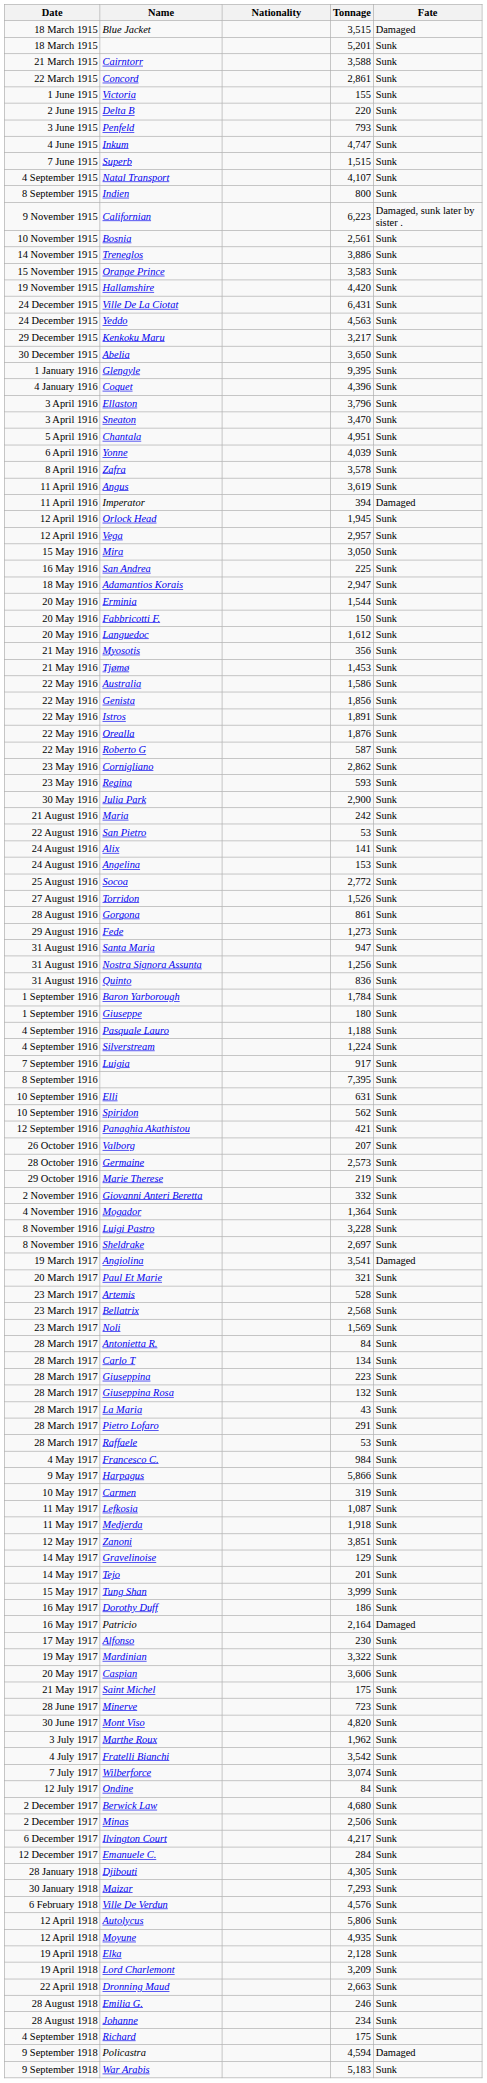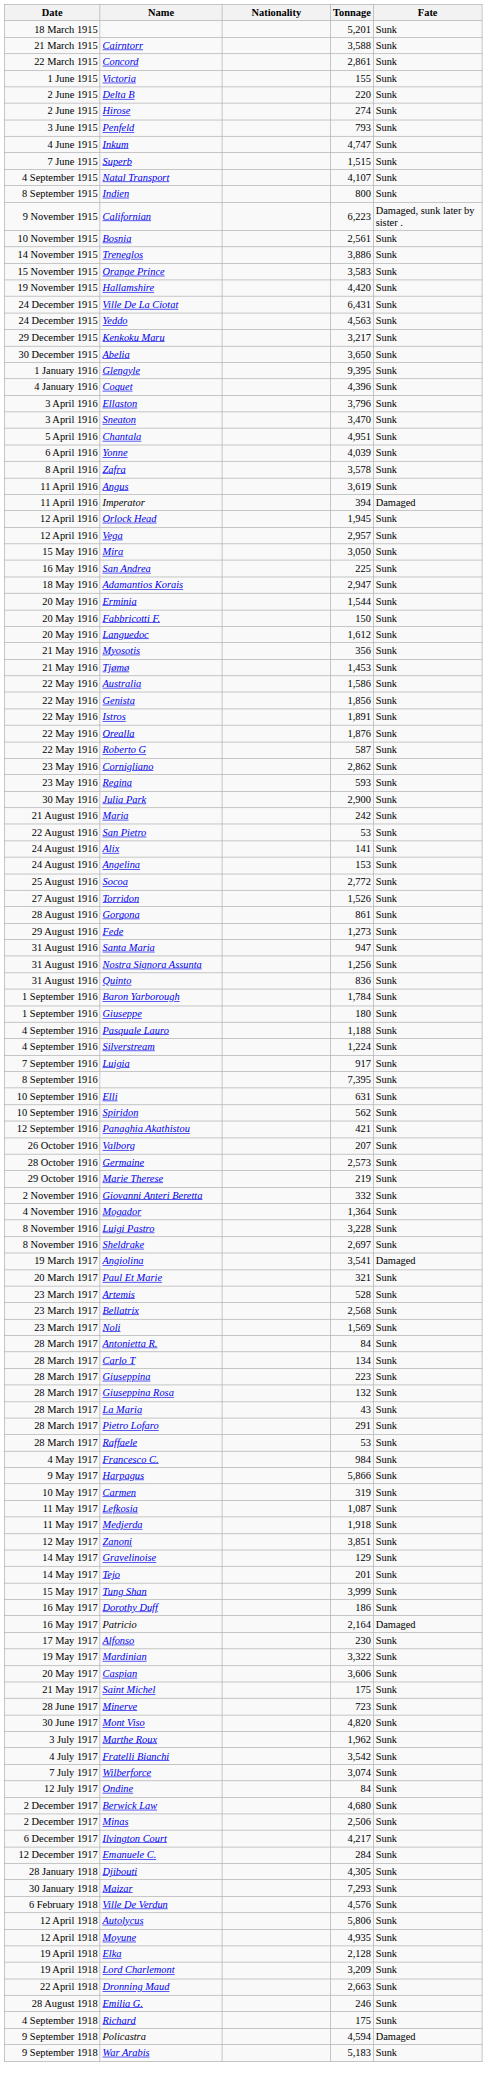- row: (127, 29)
+ row: (116, 111)
- row: (120, 2020)
